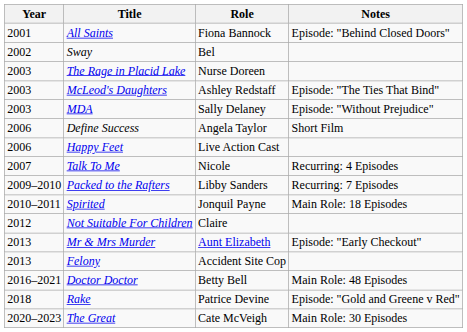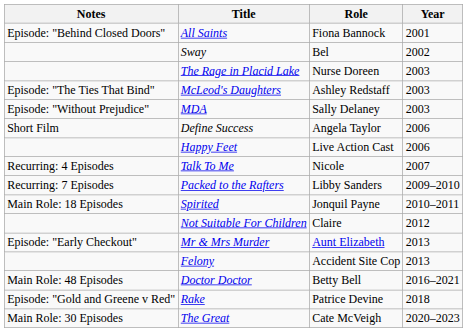columns swapped: (34, 14) <-> (376, 14)
